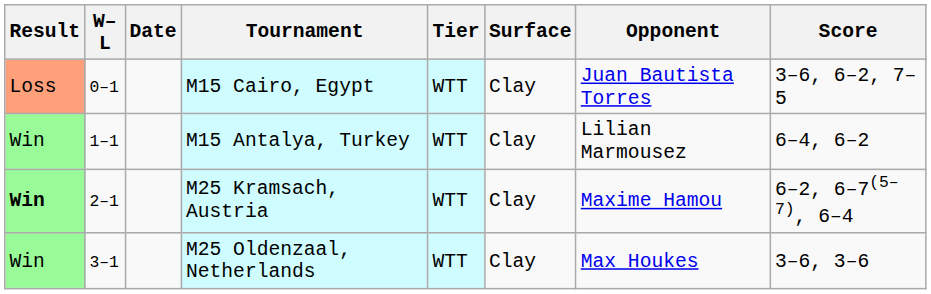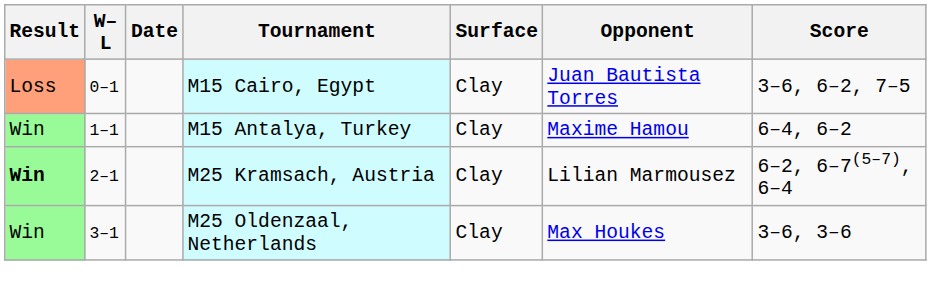- column: (456, 32)
(634, 141) Lilian Marmousez -> (618, 130) Maxime Hamou
(651, 201) Maxime Hamou -> (642, 176) Lilian Marmousez
